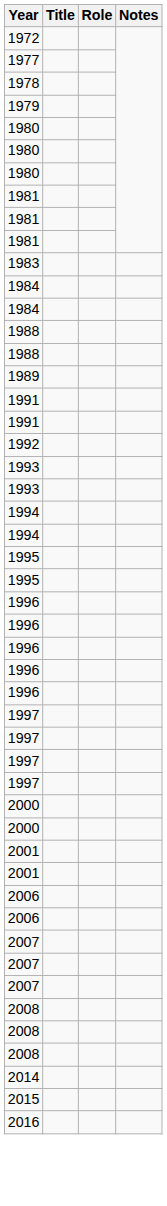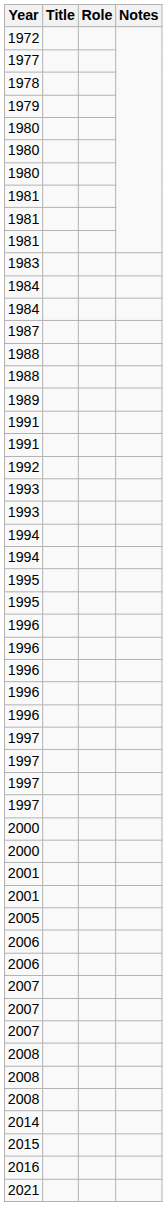+ row: (24, 331)
+ row: (24, 919)
+ row: (24, 1190)
